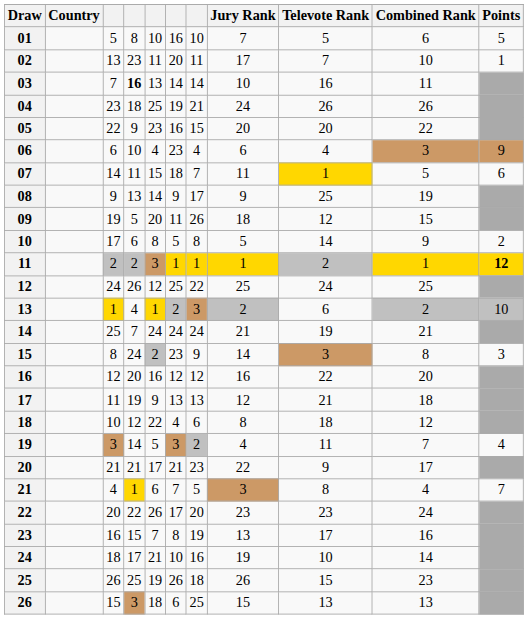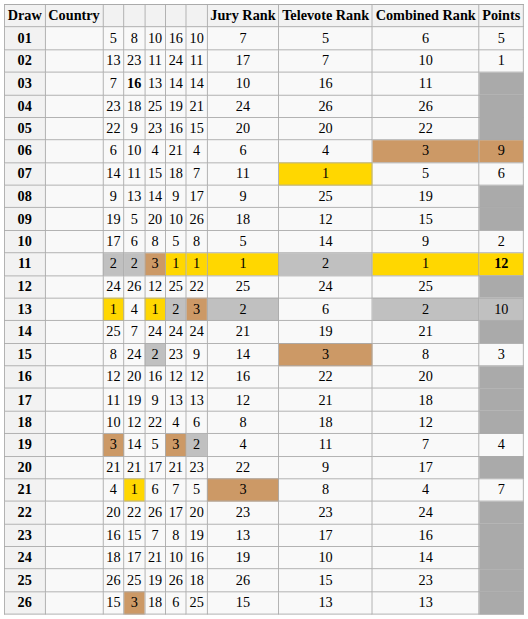(176, 60) 20 -> (176, 60) 24
(176, 151) 23 -> (176, 151) 21
(176, 219) 11 -> (176, 219) 10
